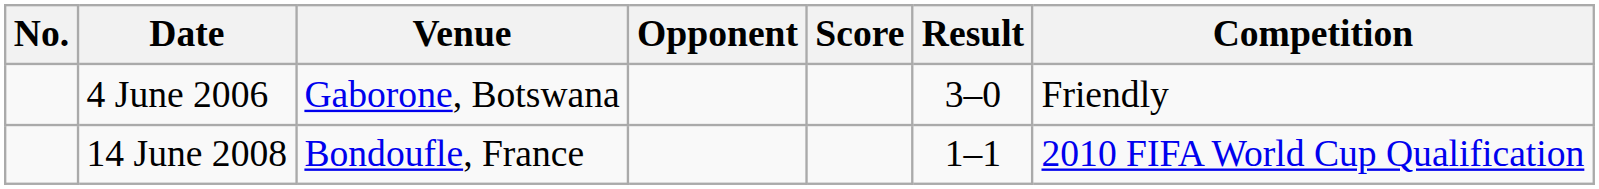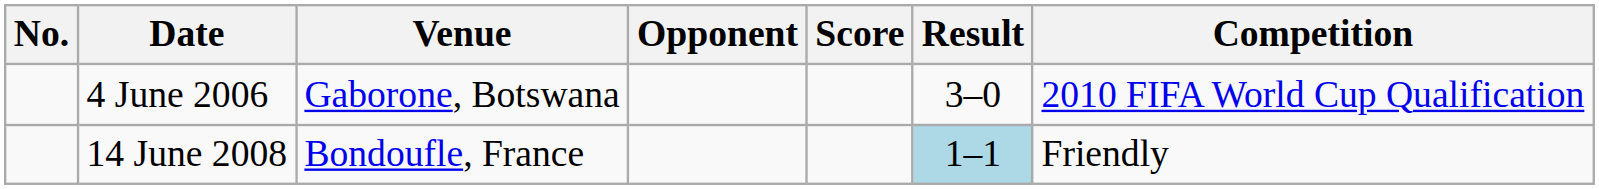(1105, 93) Friendly -> (1313, 93) 2010 FIFA World Cup Qualification
(973, 153) no background -> (973, 153) lightblue background
(1313, 153) 2010 FIFA World Cup Qualification -> (1105, 153) Friendly
